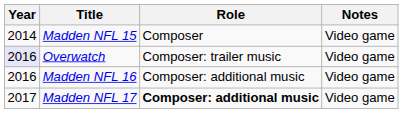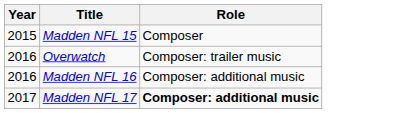- column: (360, 14)
(22, 35) 2014 -> (22, 35) 2015
(22, 56) lavender background -> (22, 56) no background
